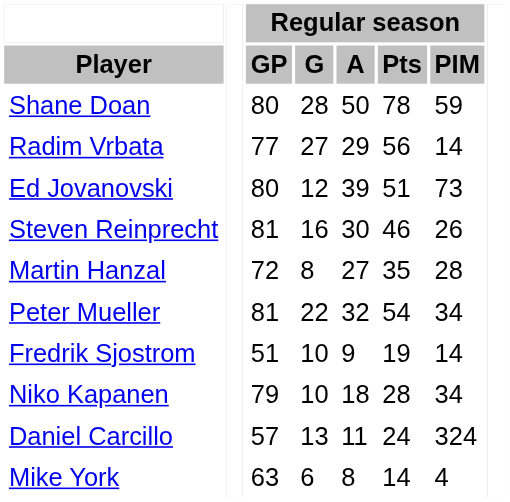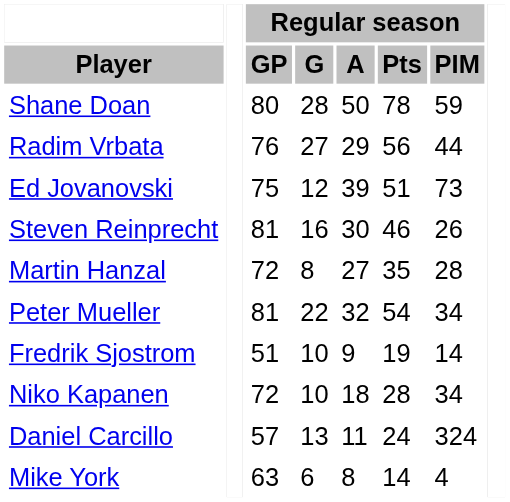(265, 146) 77 -> (265, 146) 76
(449, 146) 14 -> (449, 146) 44
(265, 188) 80 -> (265, 188) 75
(265, 395) 79 -> (265, 395) 72
